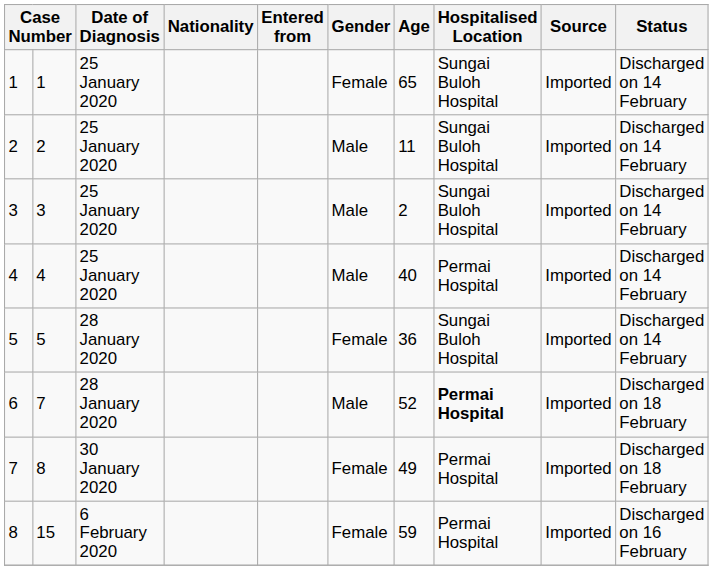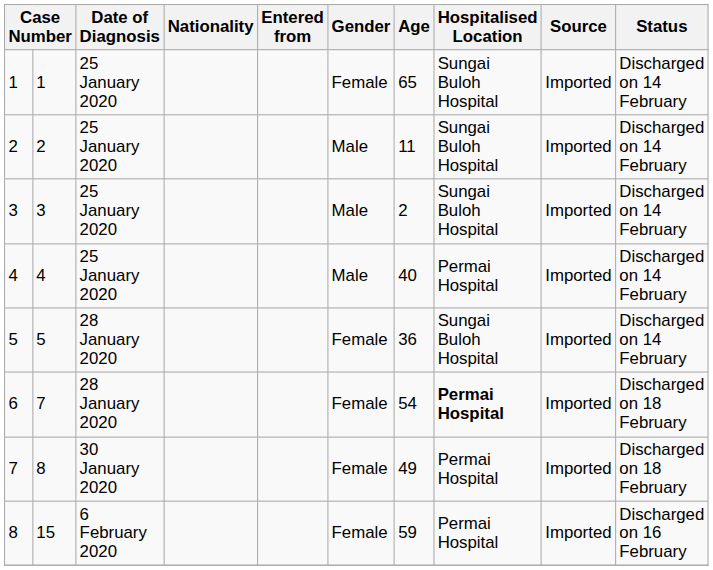(350, 404) Male -> (360, 404) Female
(407, 404) 52 -> (407, 404) 54
